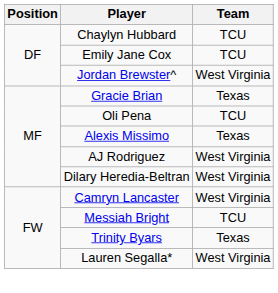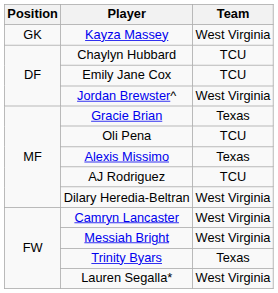+ row: (127, 34)
(233, 156) West Virginia -> (233, 177) TCU
(233, 217) TCU -> (233, 237) West Virginia
